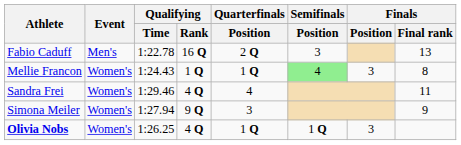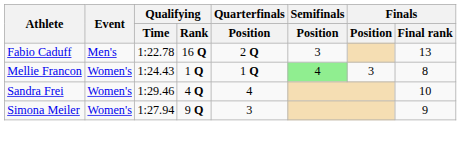(425, 91) 11 -> (425, 91) 10
- row: (38, 129)
